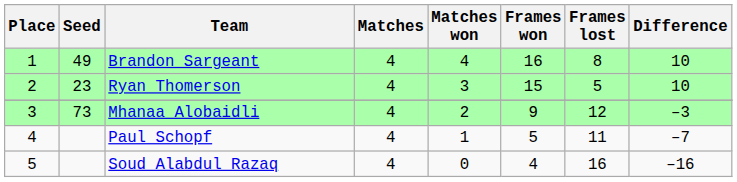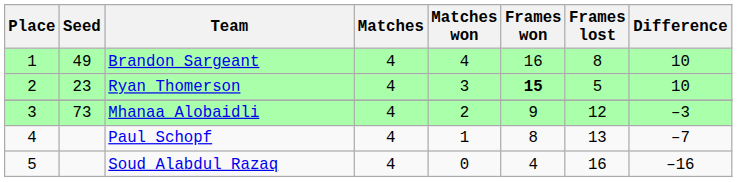(533, 87) normal -> (533, 87) bold
(533, 138) 5 -> (533, 138) 8
(597, 138) 11 -> (597, 138) 13
